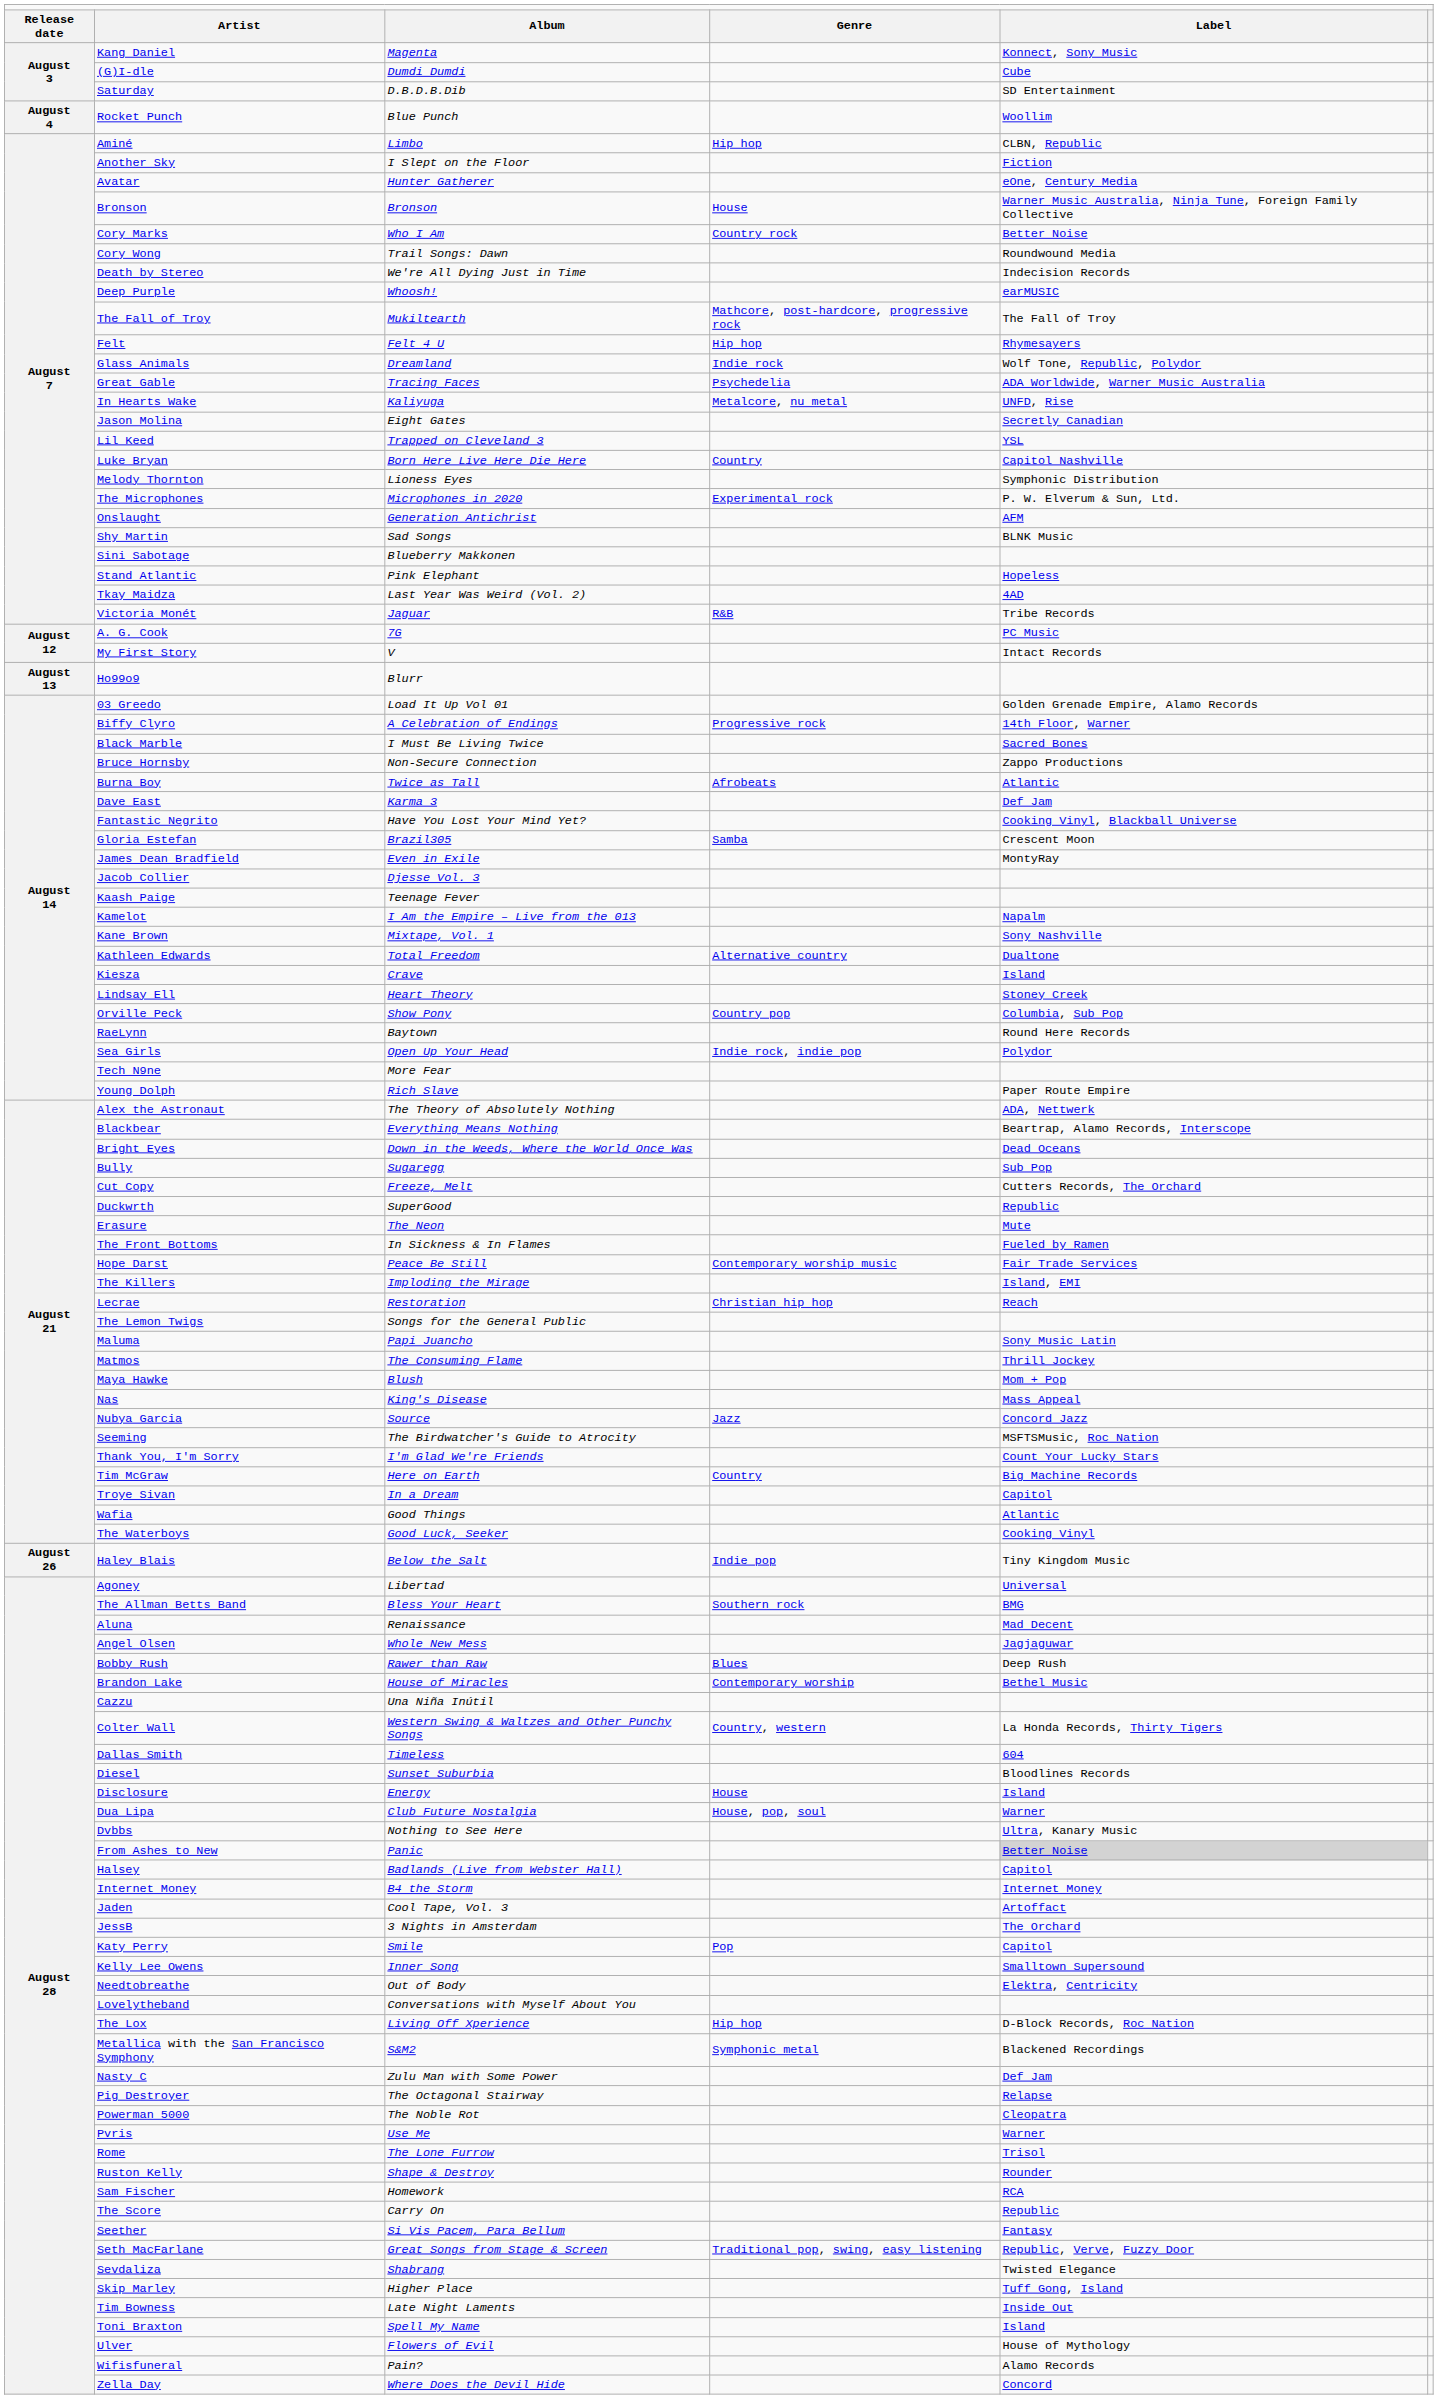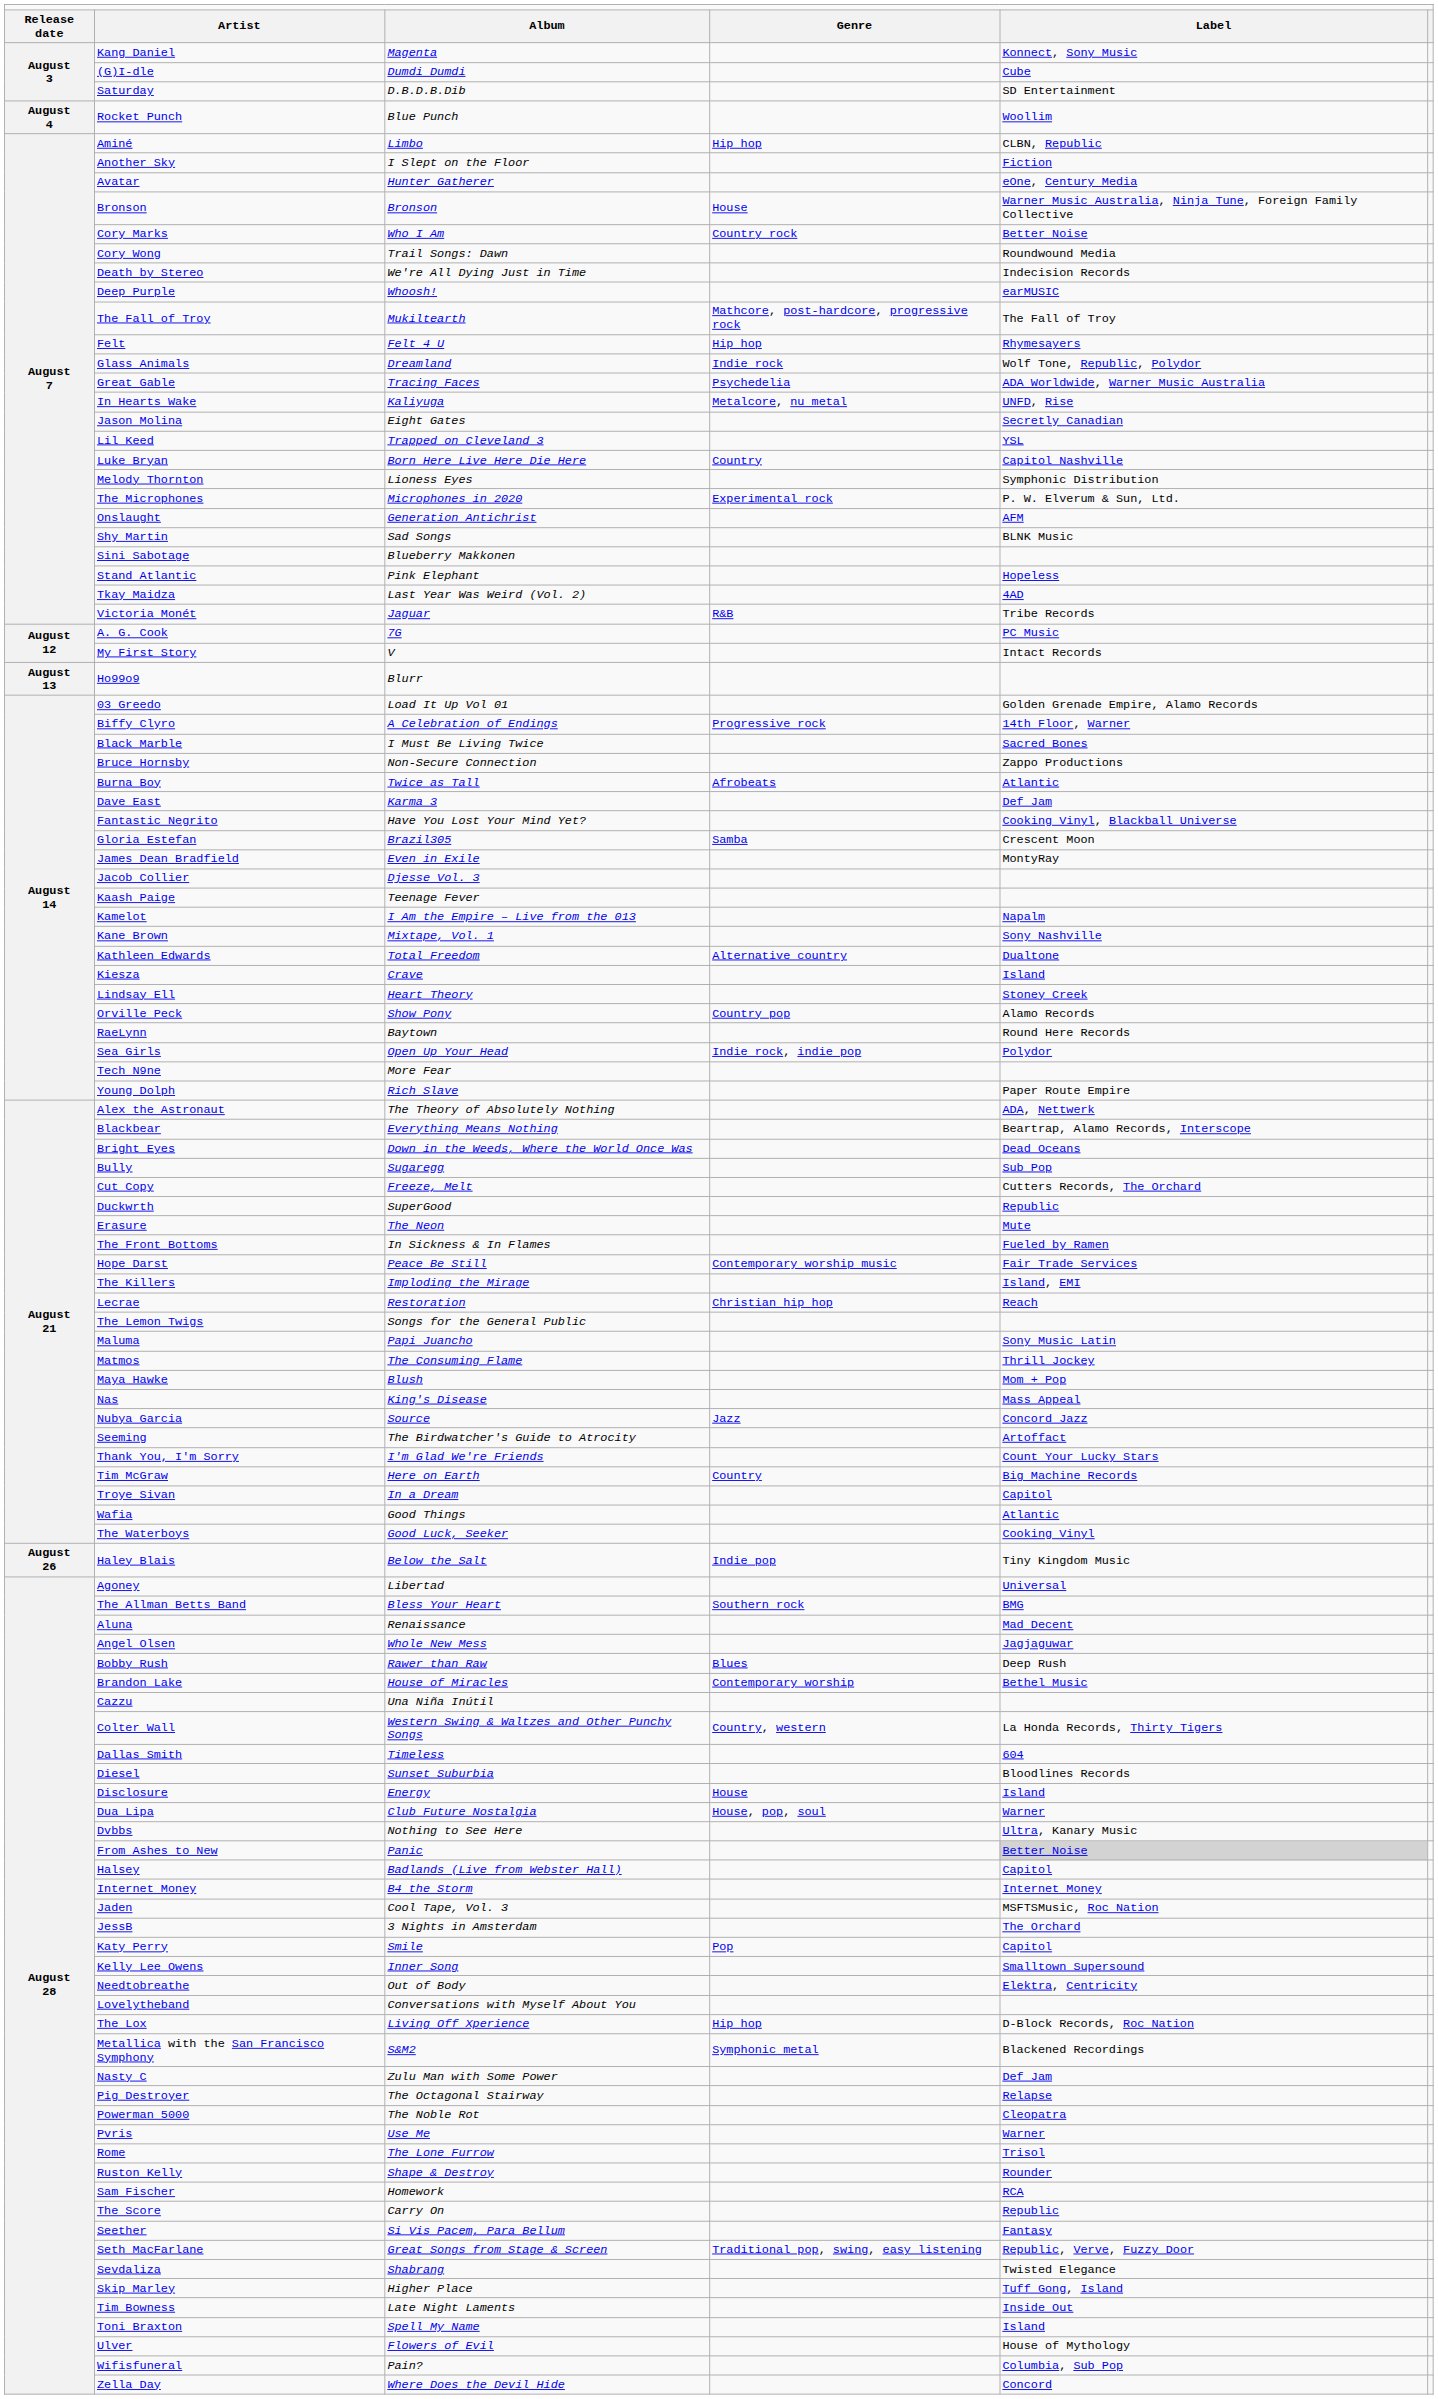(1063, 1013) Columbia, Sub Pop -> (1049, 1013) Alamo Records
(1080, 1438) MSFTSMusic, Roc Nation -> (1034, 1438) Artoffact
(1034, 1908) Artoffact -> (1080, 1908) MSFTSMusic, Roc Nation
(1049, 2365) Alamo Records -> (1063, 2365) Columbia, Sub Pop
